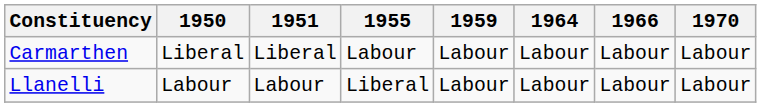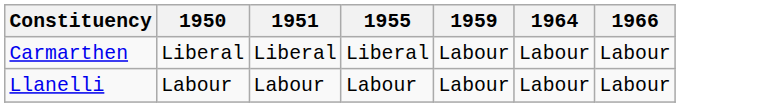- column: (716, 21)
(382, 53) Labour -> (388, 53) Liberal
(388, 85) Liberal -> (382, 85) Labour
